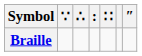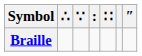columns swapped: (65, 16) <-> (81, 16)
